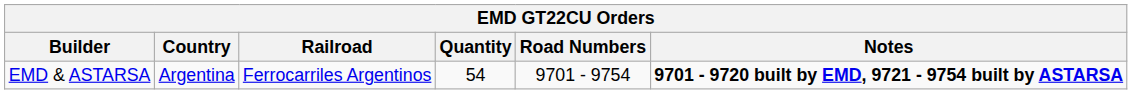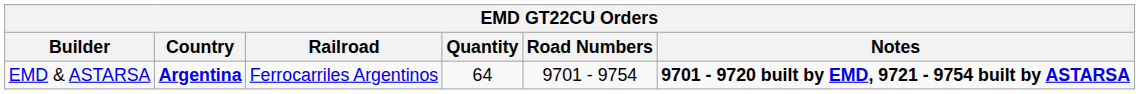(197, 74) normal -> (200, 74) bold
(476, 74) 54 -> (482, 74) 64
